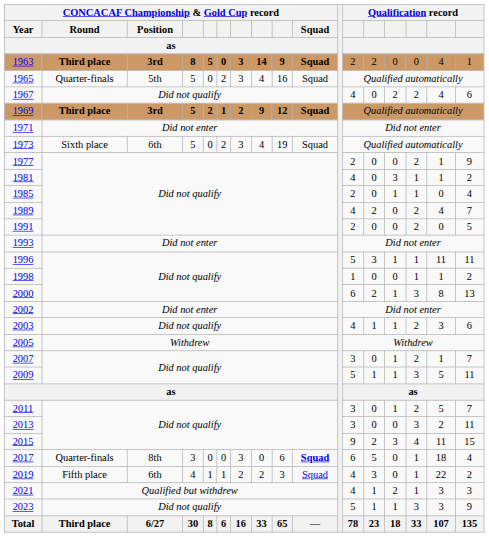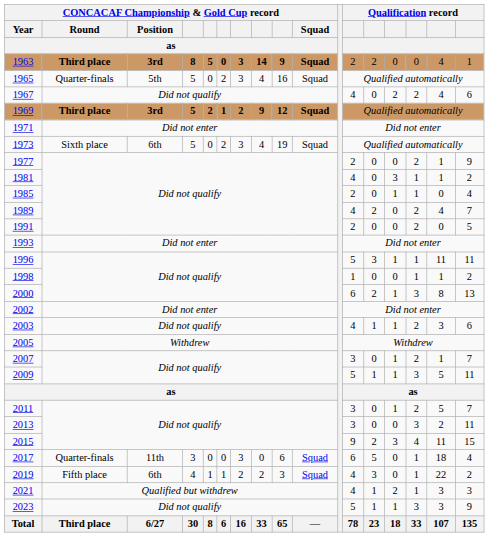(155, 458) 8th -> (155, 458) 11th
(315, 458) bold -> (315, 458) normal
